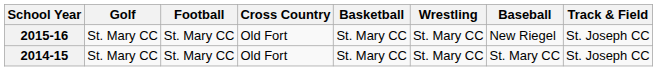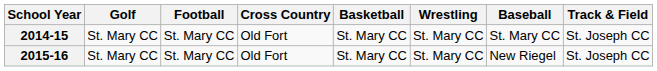rows swapped: (44, 55) <-> (44, 35)
